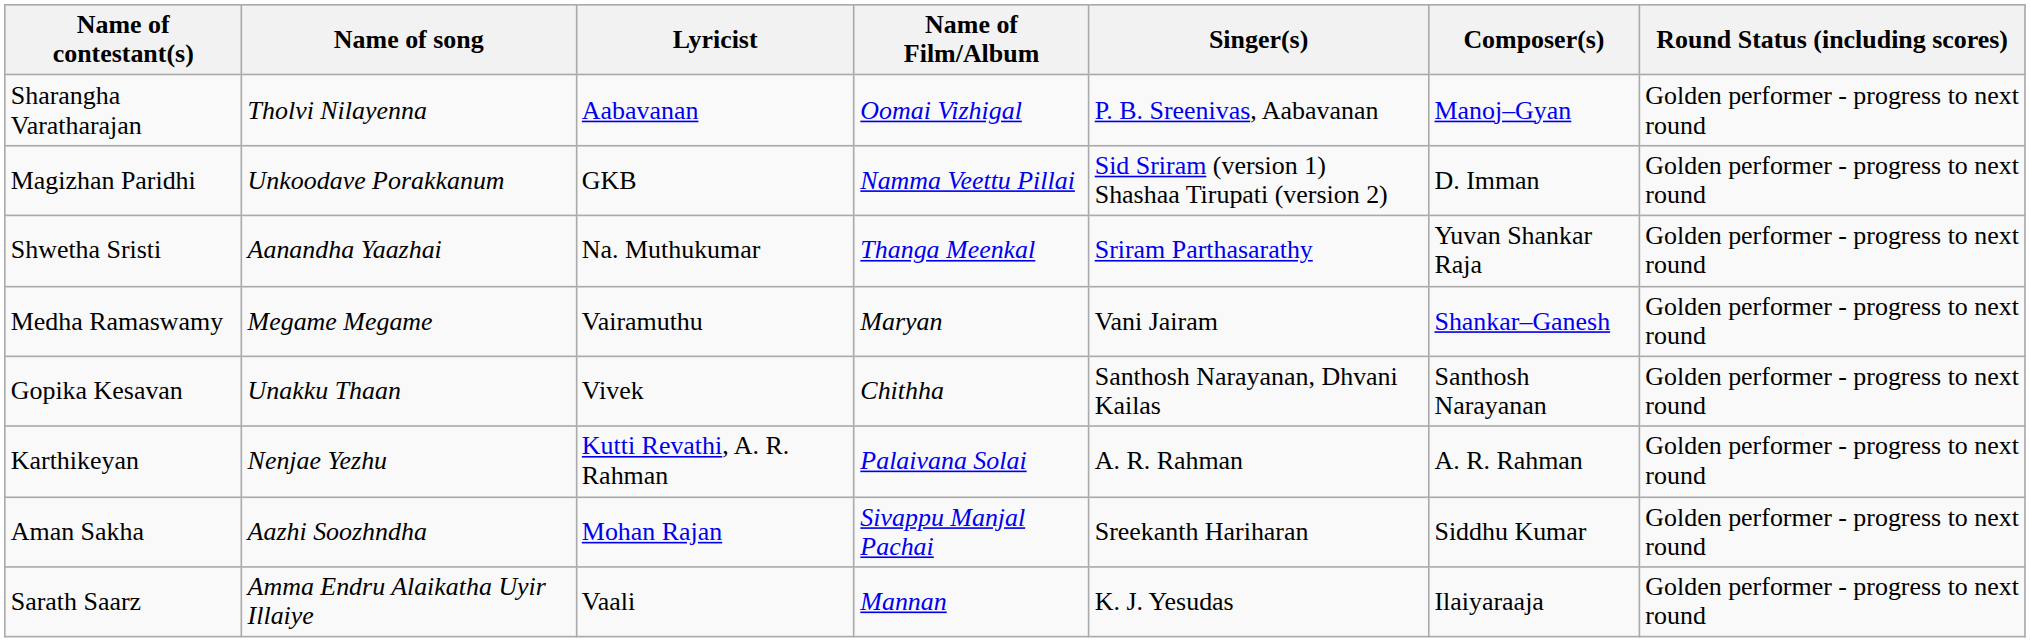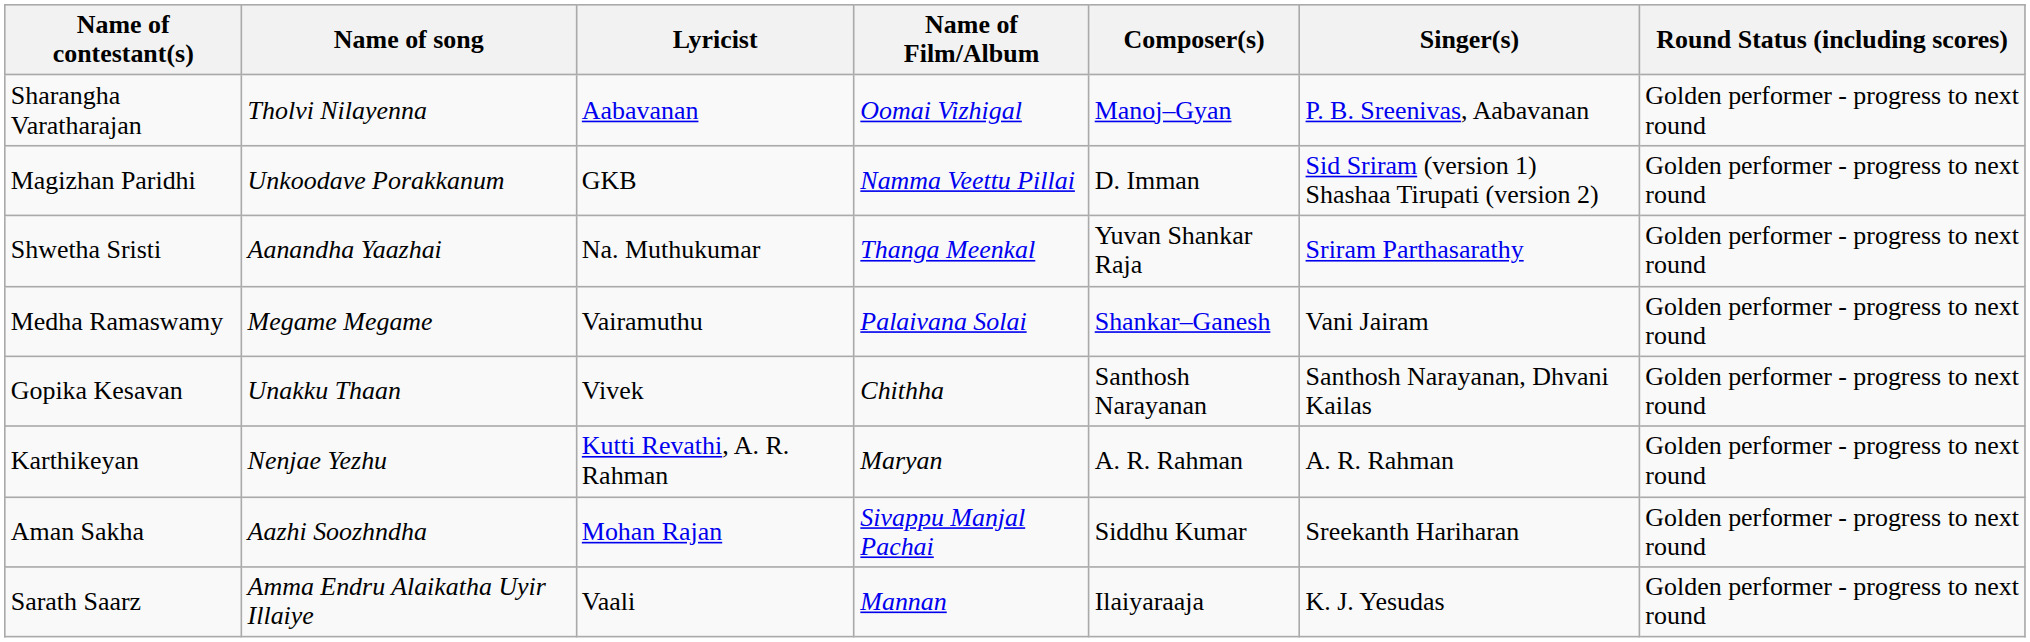columns swapped: (1259, 39) <-> (1534, 39)
(901, 320) Maryan -> (943, 320) Palaivana Solai
(943, 461) Palaivana Solai -> (901, 461) Maryan
